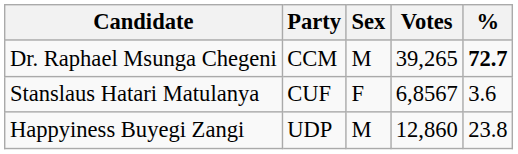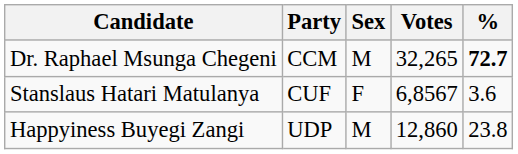(427, 58) 39,265 -> (427, 58) 32,265
